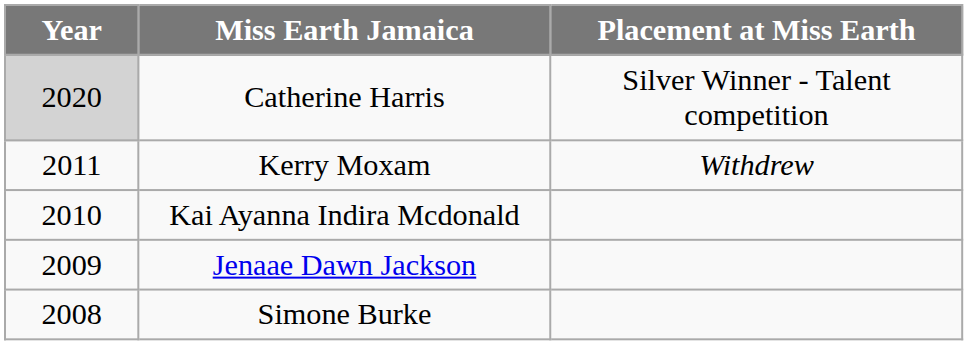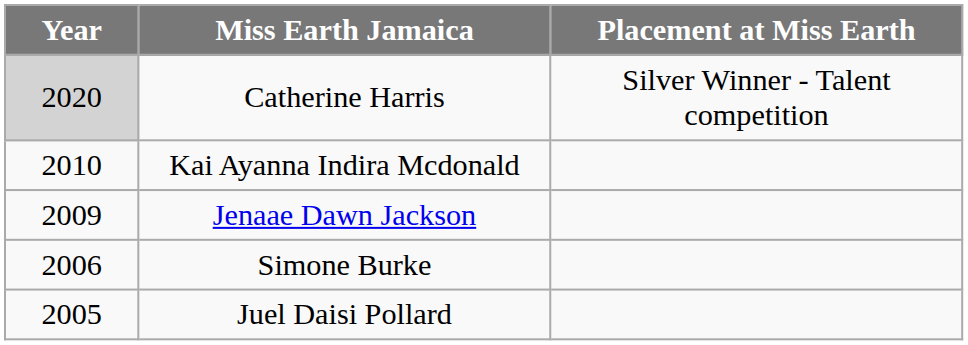- row: (344, 165)
(72, 314) 2008 -> (72, 264) 2006
+ row: (344, 314)
